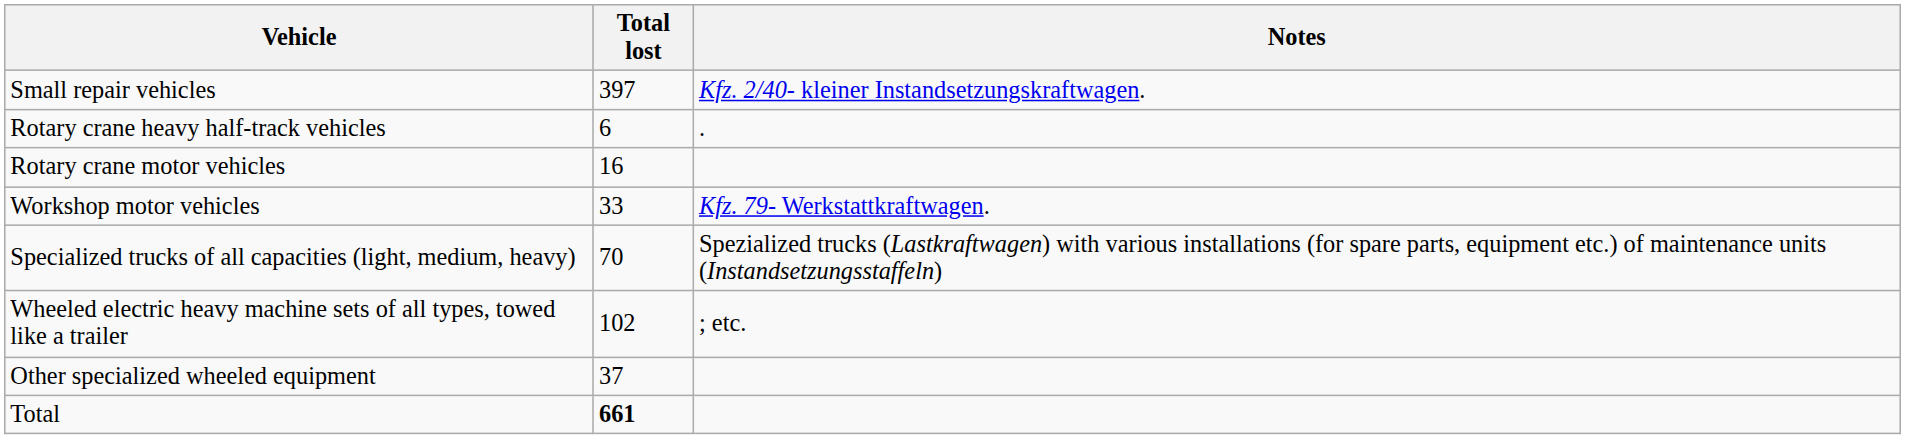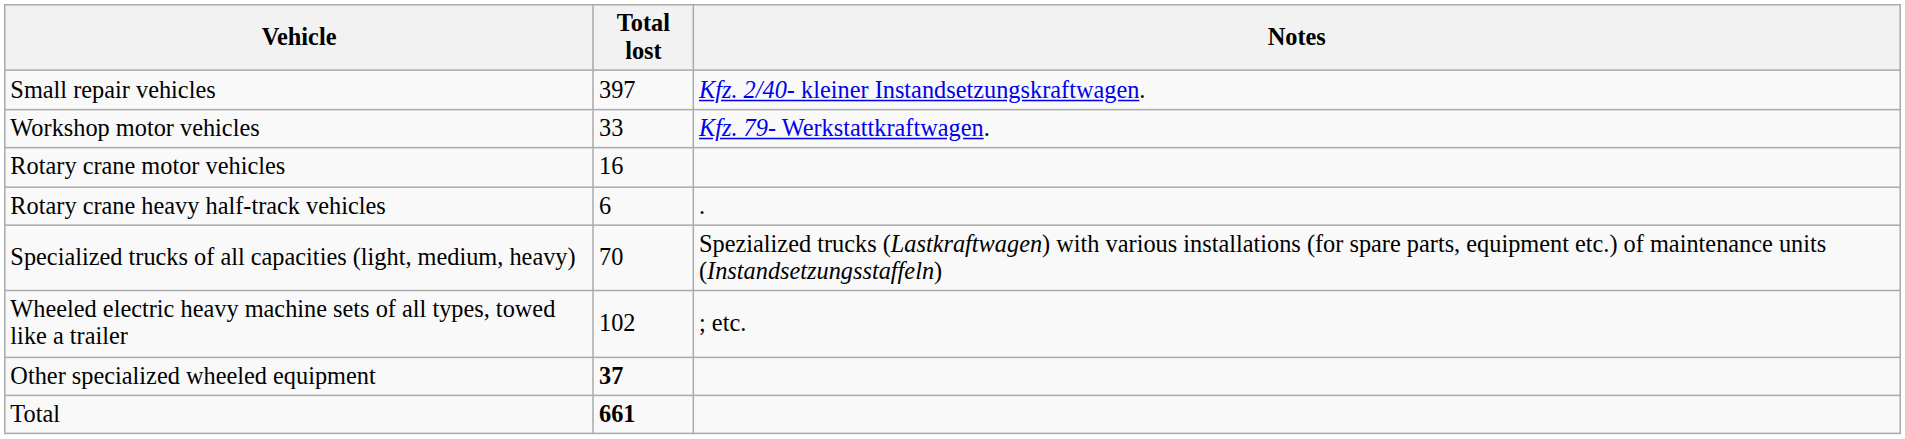rows swapped: (135, 205) <-> (198, 128)
(611, 375) normal -> (611, 375) bold
